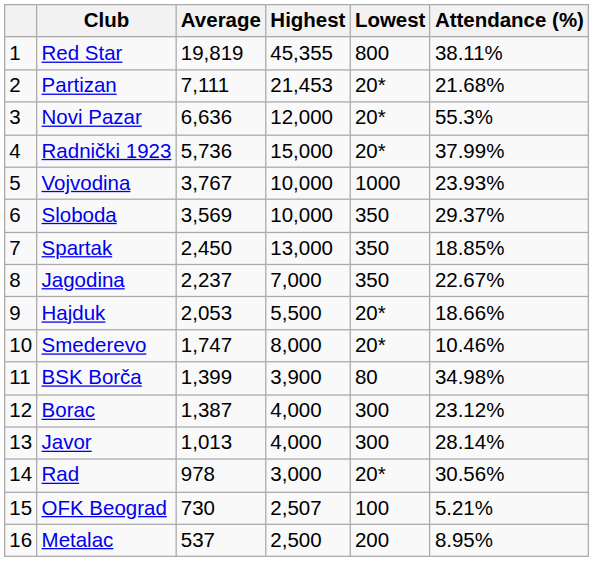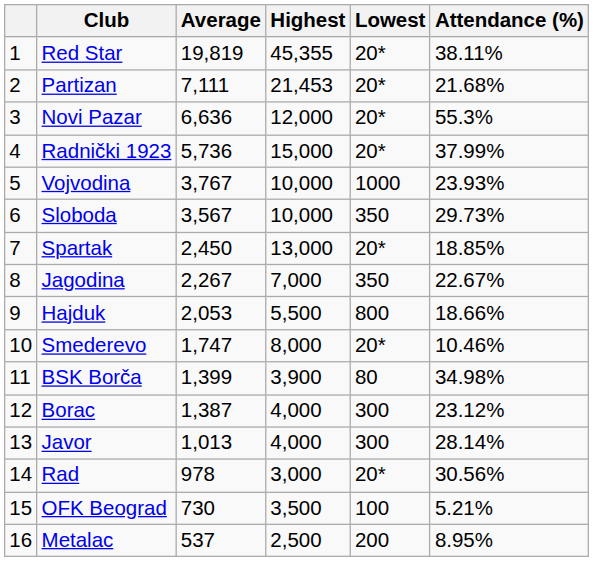(372, 53) 800 -> (370, 53) 20*
(206, 215) 3,569 -> (206, 215) 3,567
(470, 215) 29.37% -> (470, 215) 29.73%
(372, 248) 350 -> (370, 248) 20*
(206, 280) 2,237 -> (206, 280) 2,267
(370, 313) 20* -> (372, 313) 800
(296, 507) 2,507 -> (296, 507) 3,500
